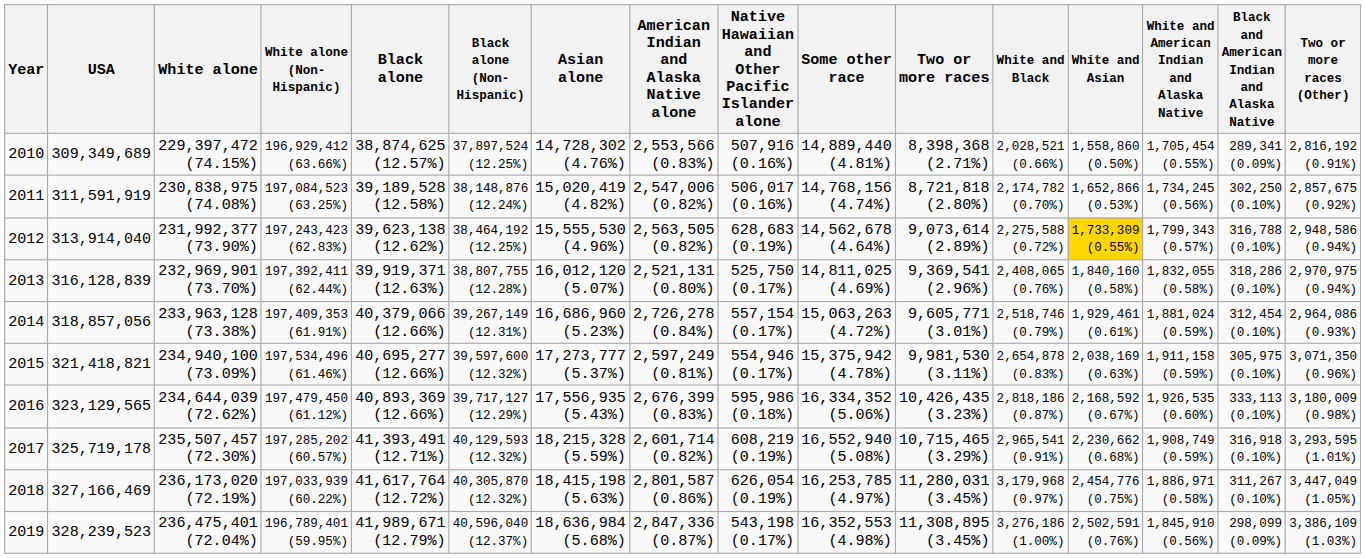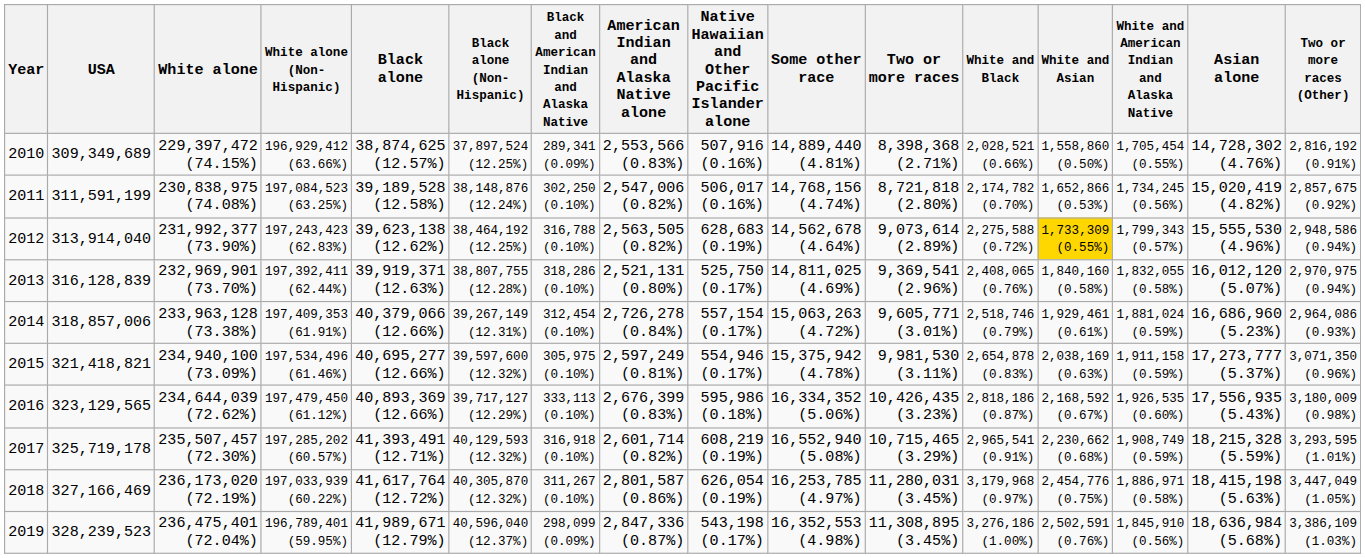columns swapped: (581, 69) <-> (1252, 70)
(101, 197) 311,591,919 -> (101, 197) 311,591,199
(101, 322) 318,857,056 -> (101, 322) 318,857,006
